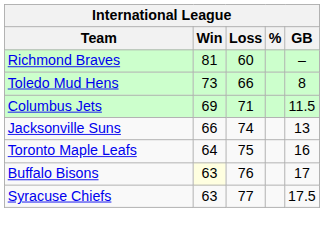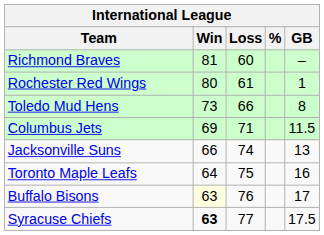+ row: (77, 83)
(209, 196) normal -> (209, 219) bold
